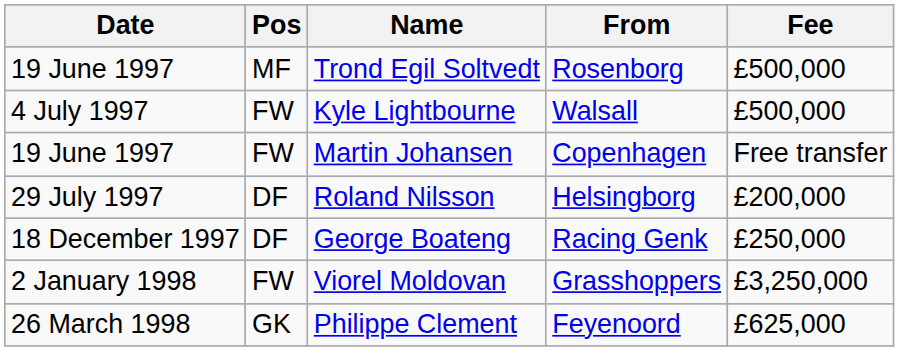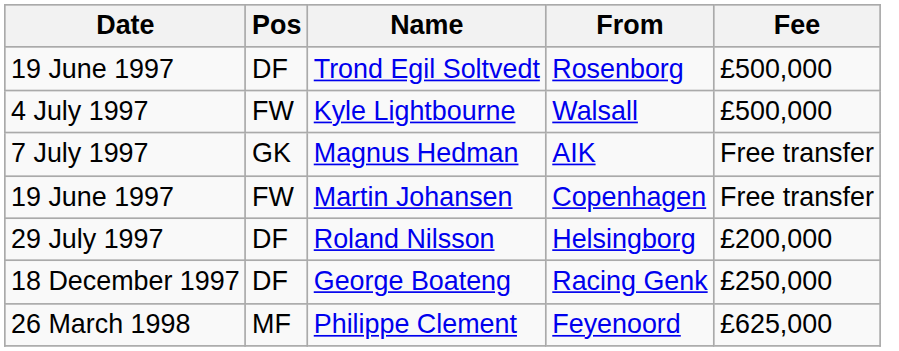(271, 68) MF -> (270, 68) DF
+ row: (416, 153)
- row: (410, 281)
(271, 324) GK -> (271, 324) MF
